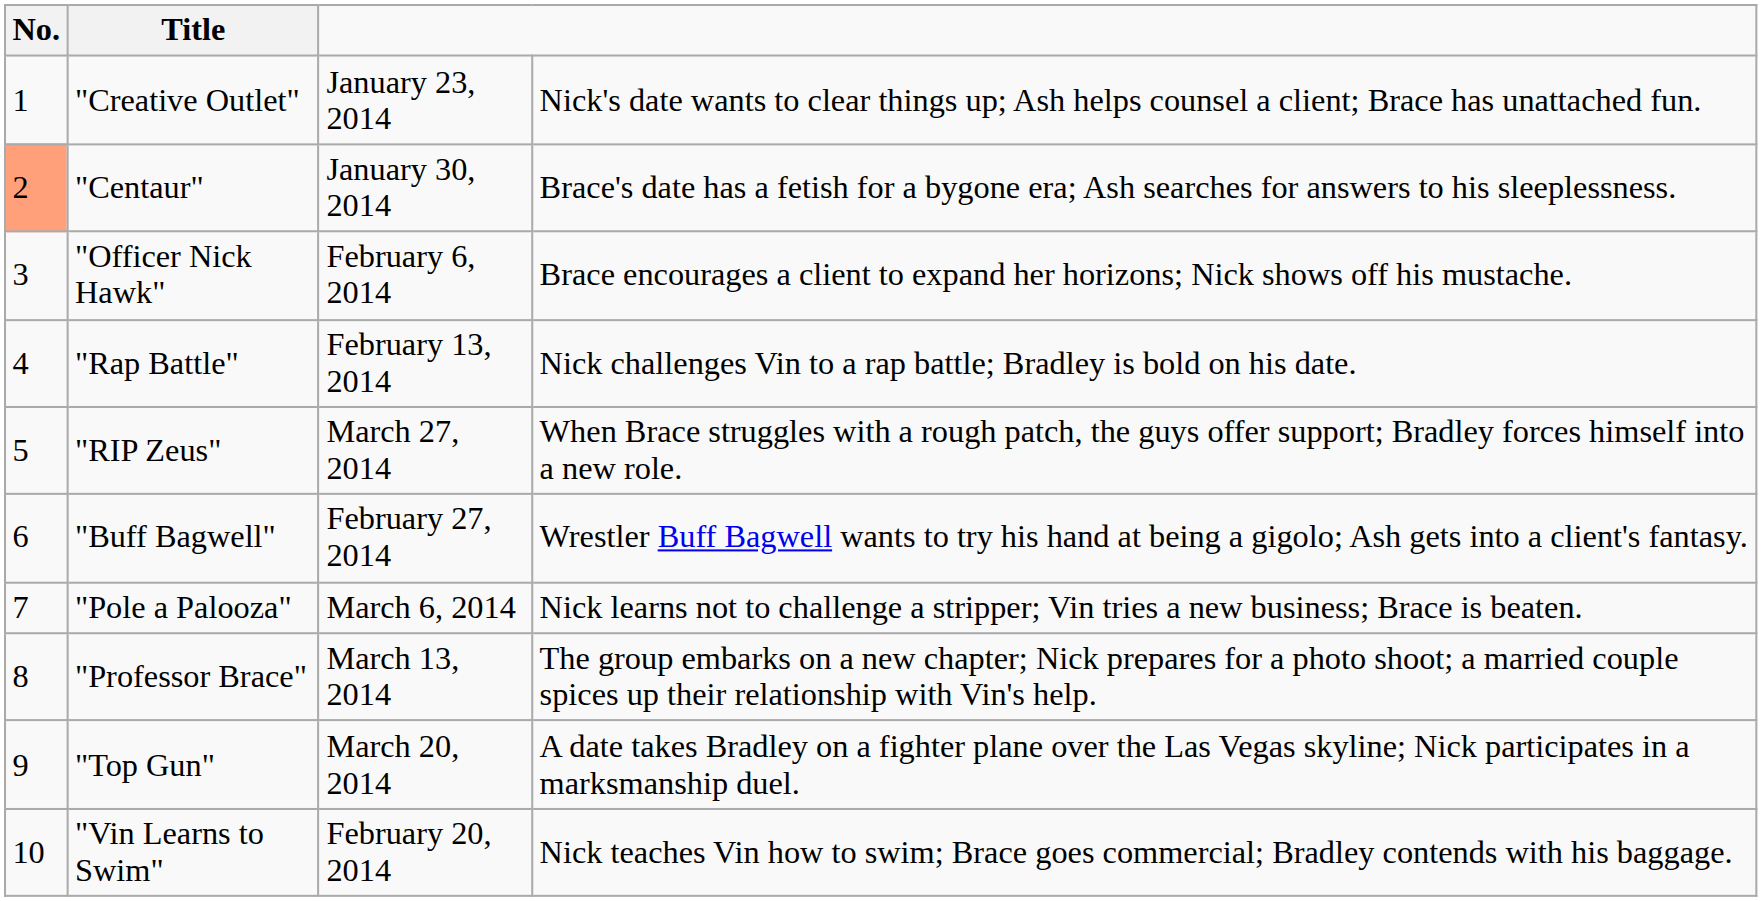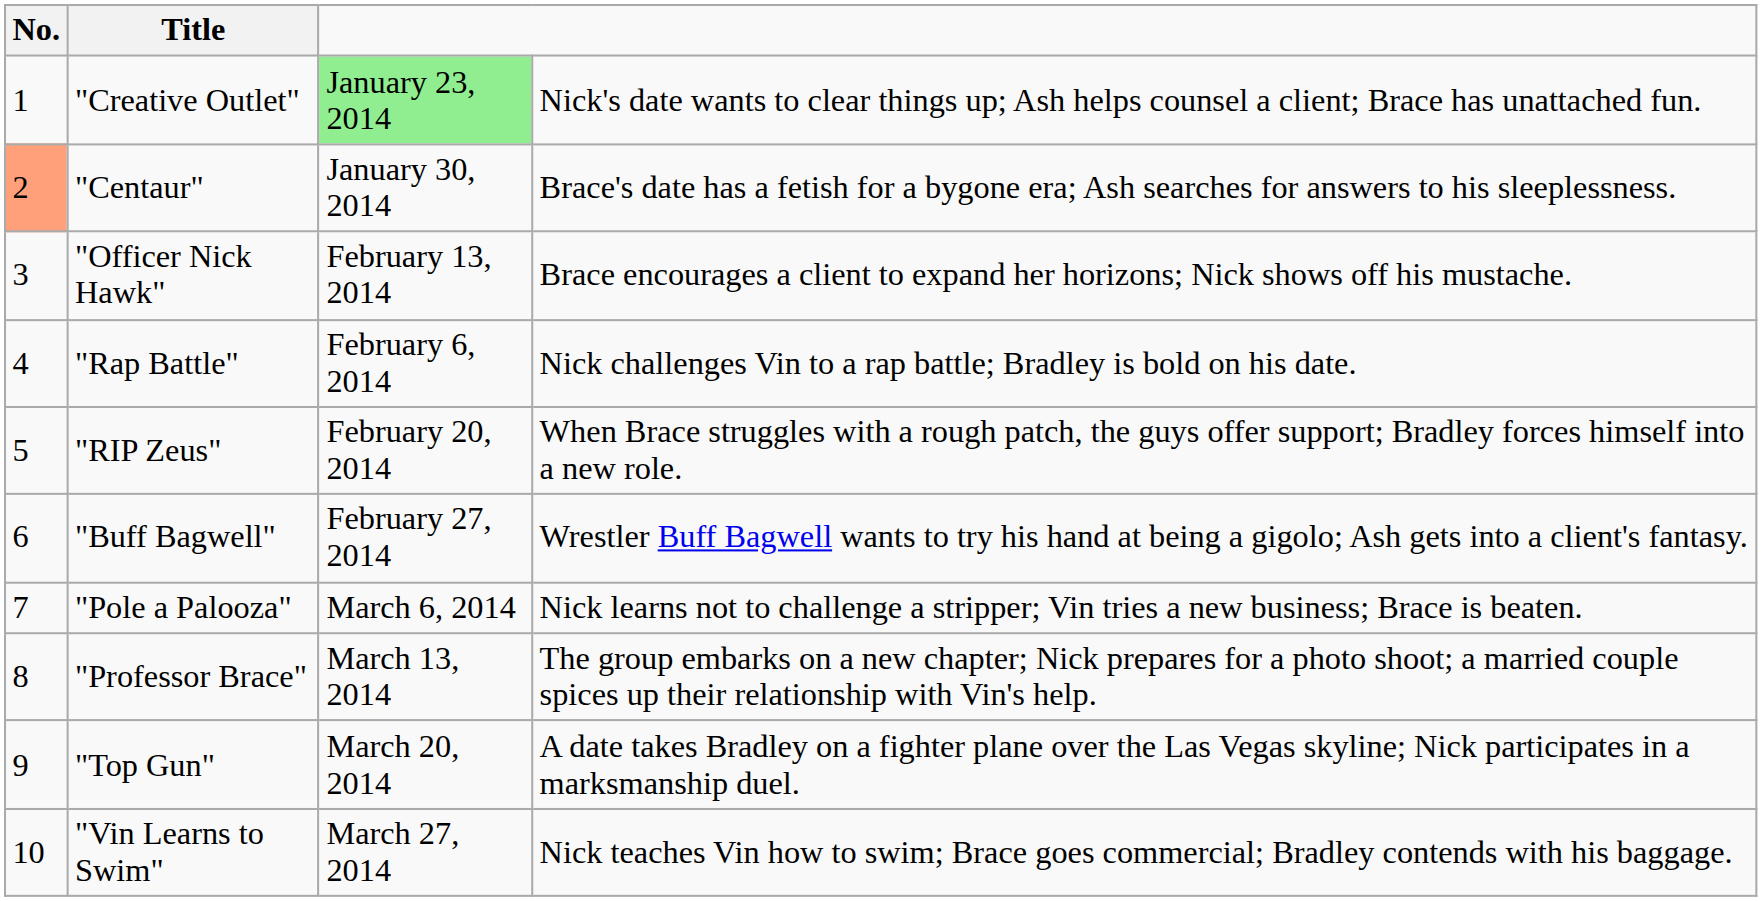(401, 99) no background -> (401, 99) lightgreen background
(401, 274) February 6, 2014 -> (409, 274) February 13, 2014
(409, 362) February 13, 2014 -> (401, 362) February 6, 2014
(393, 450) March 27, 2014 -> (409, 450) February 20, 2014
(409, 851) February 20, 2014 -> (393, 851) March 27, 2014
